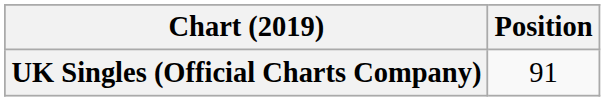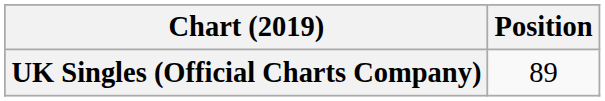(544, 72) 91 -> (544, 72) 89
